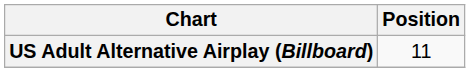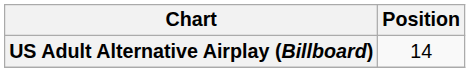(421, 51) 11 -> (421, 51) 14
